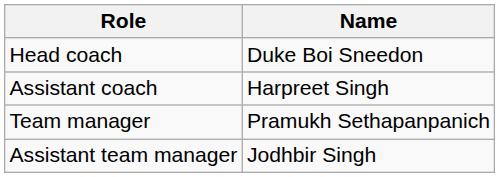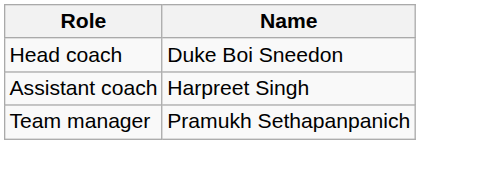- row: (123, 155)
